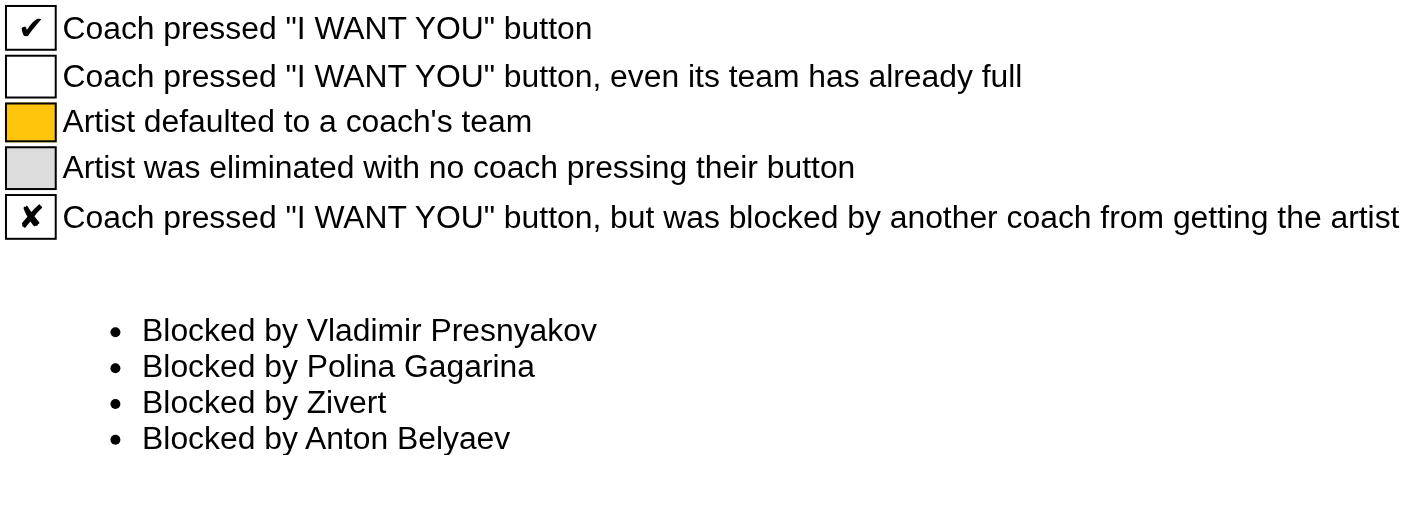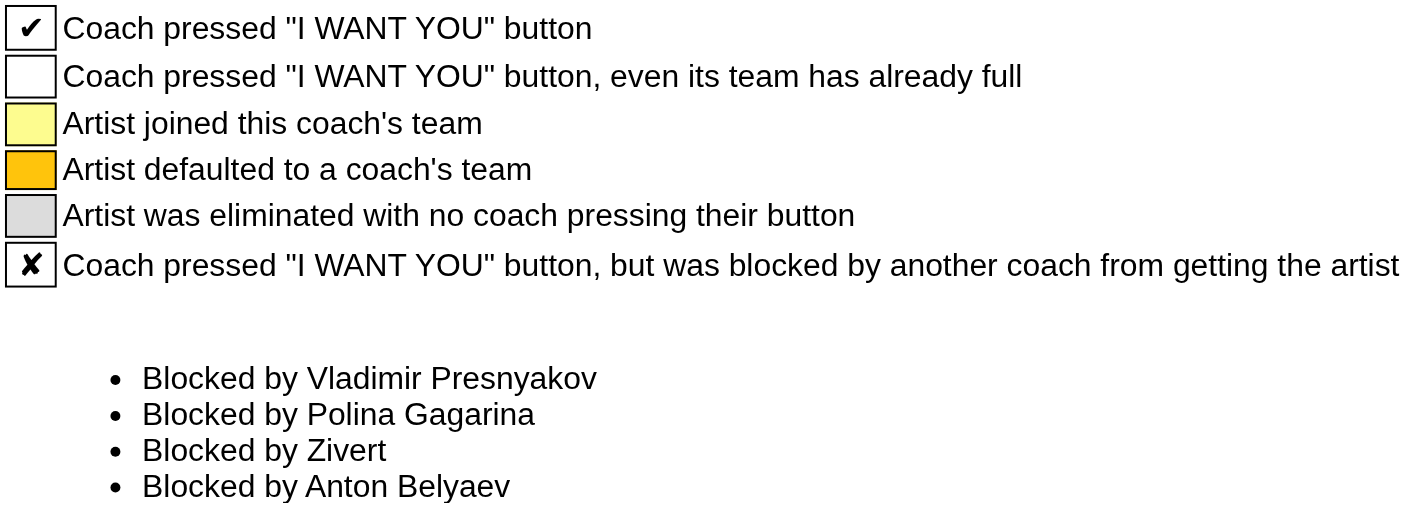+ row: (273, 123)
